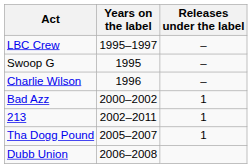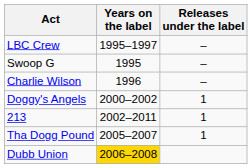+ row: (47, 99)
- row: (28, 99)
(128, 154) no background -> (128, 154) gold background
